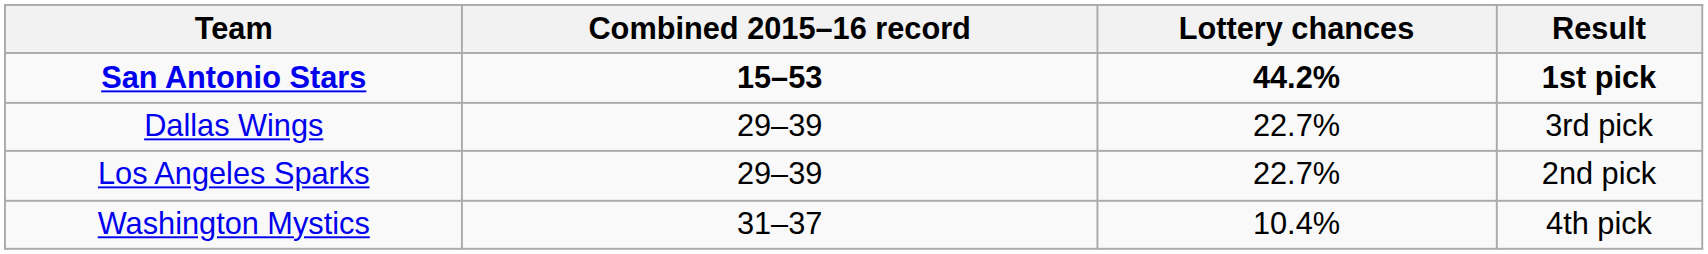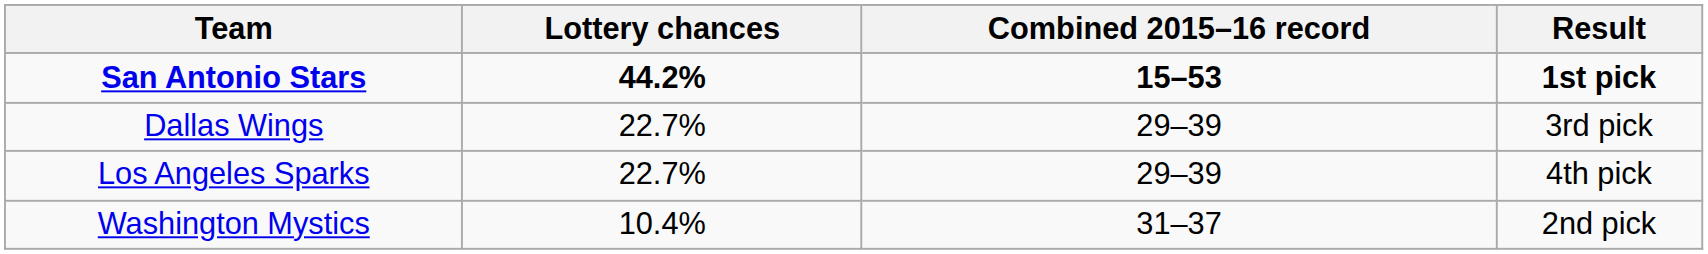columns swapped: (780, 28) <-> (1296, 28)
(1599, 175) 2nd pick -> (1599, 175) 4th pick
(1599, 223) 4th pick -> (1599, 223) 2nd pick
